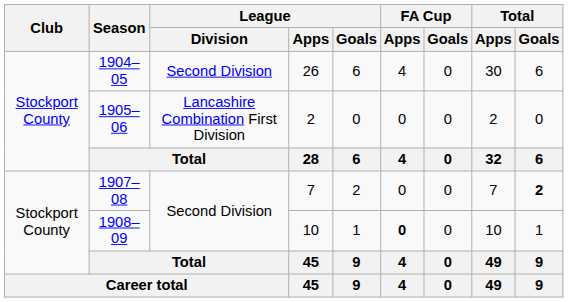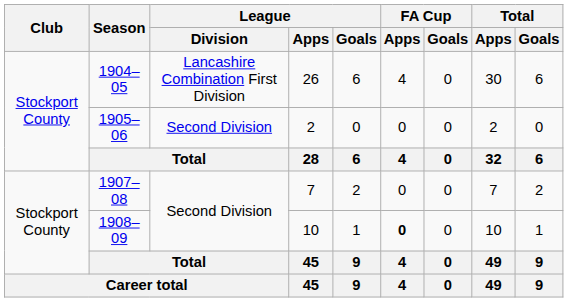(219, 71) Second Division -> (219, 79) Lancashire Combination First Division
(219, 119) Lancashire Combination First Division -> (219, 127) Second Division
(539, 190) bold -> (539, 190) normal
